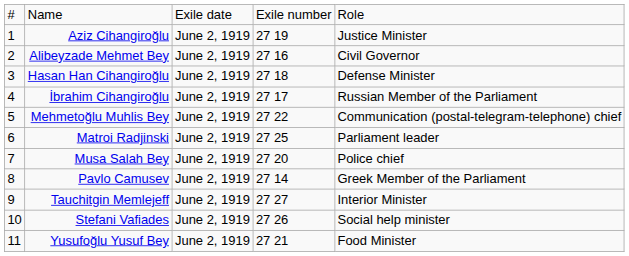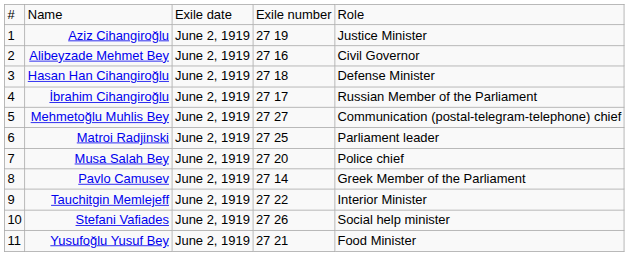(272, 117) 27 22 -> (272, 117) 27 27
(272, 199) 27 27 -> (272, 199) 27 22
